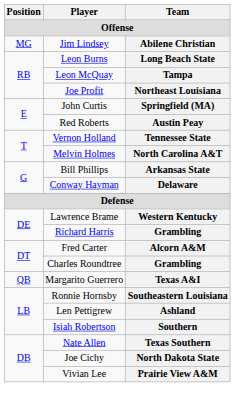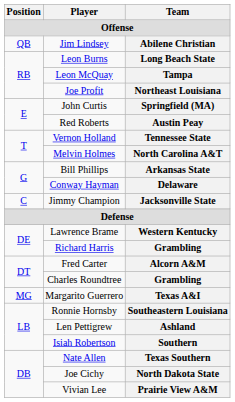(24, 43) MG -> (24, 43) QB
+ row: (84, 201)
(24, 279) QB -> (24, 295) MG
